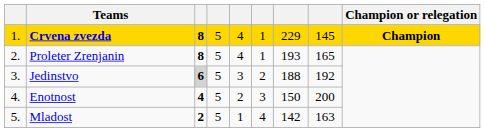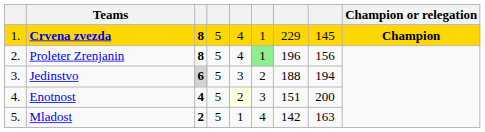(262, 55) no background -> (262, 55) lightgreen background
(291, 55) 193 -> (291, 55) 196
(325, 55) 165 -> (325, 55) 156
(325, 76) 192 -> (325, 76) 194
(240, 96) no background -> (240, 96) lightyellow background
(291, 96) 150 -> (291, 96) 151
